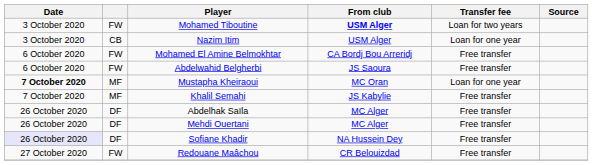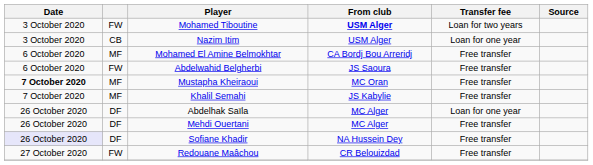(115, 53) FW -> (115, 53) MF
(485, 82) Loan for one year -> (485, 82) Free transfer
(485, 110) Free transfer -> (485, 110) Loan for one year
